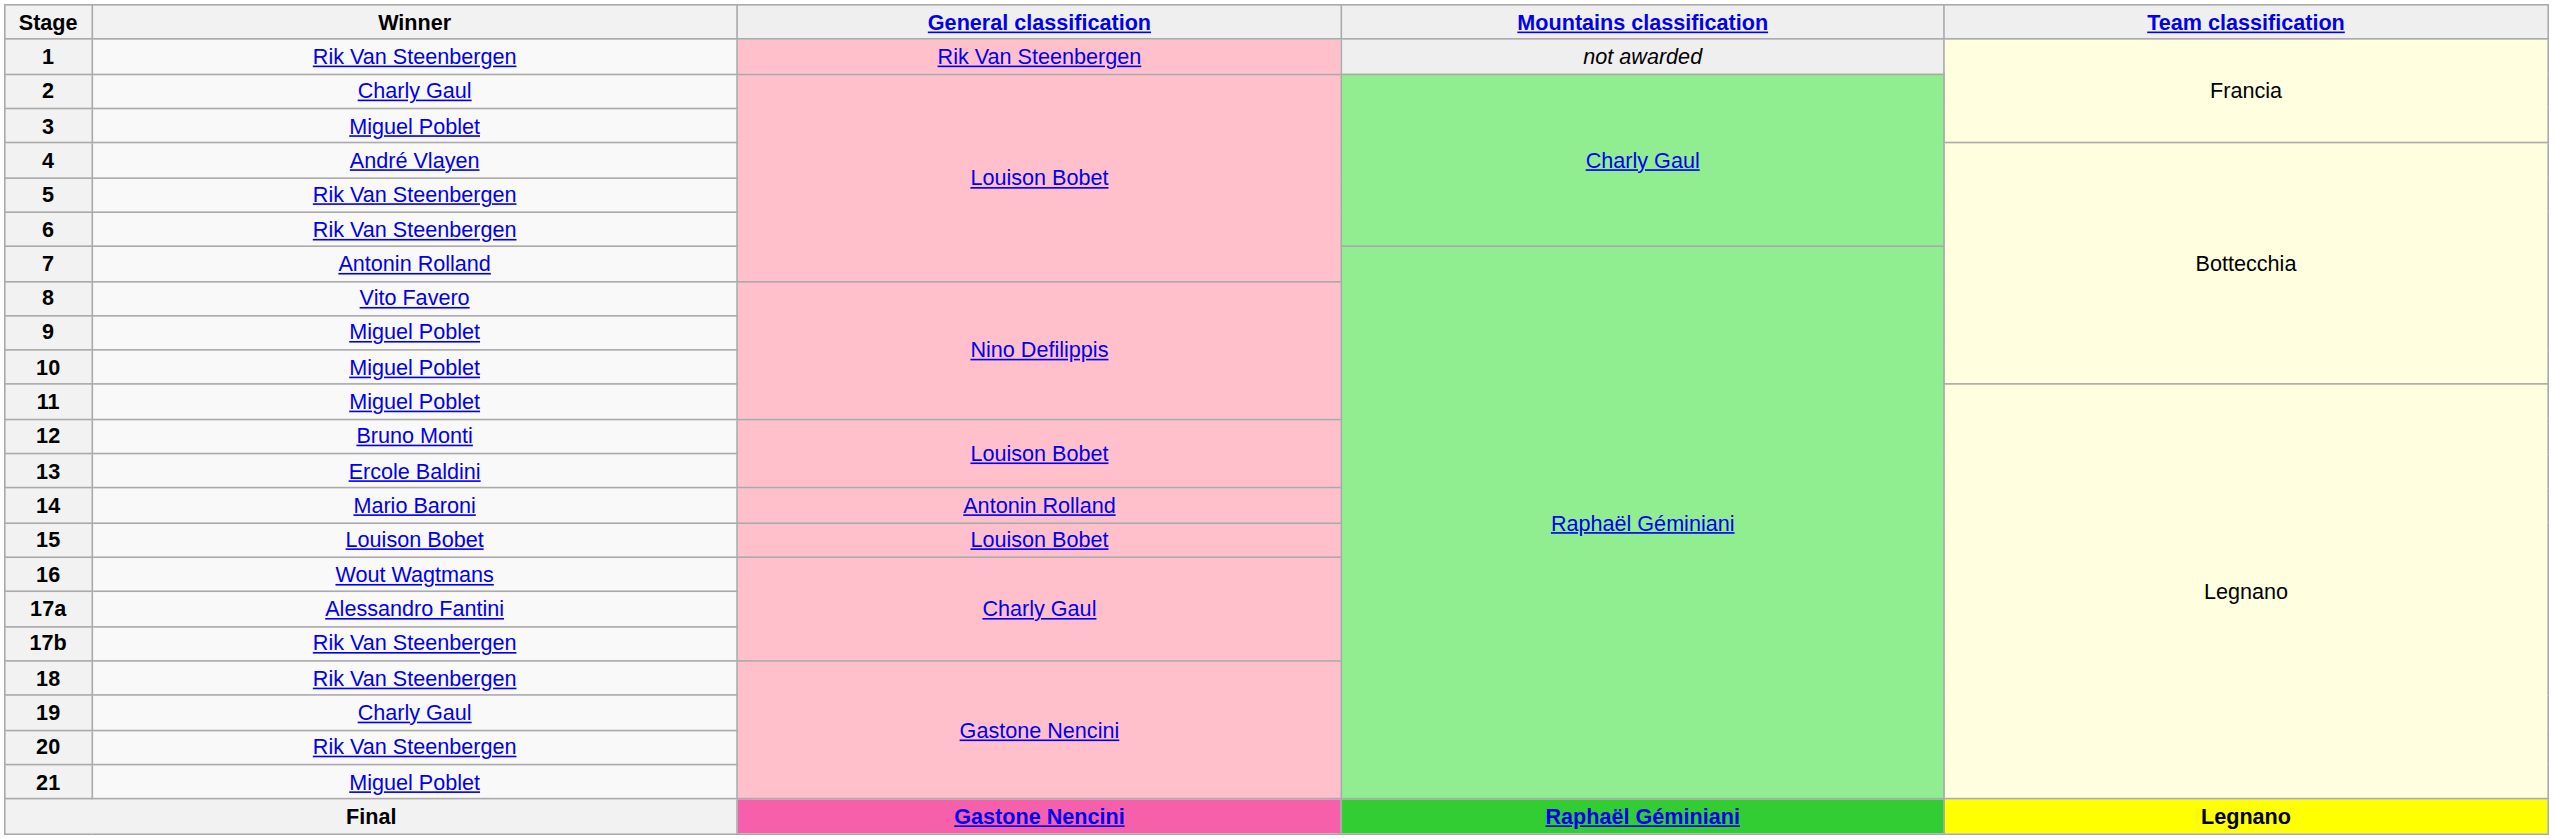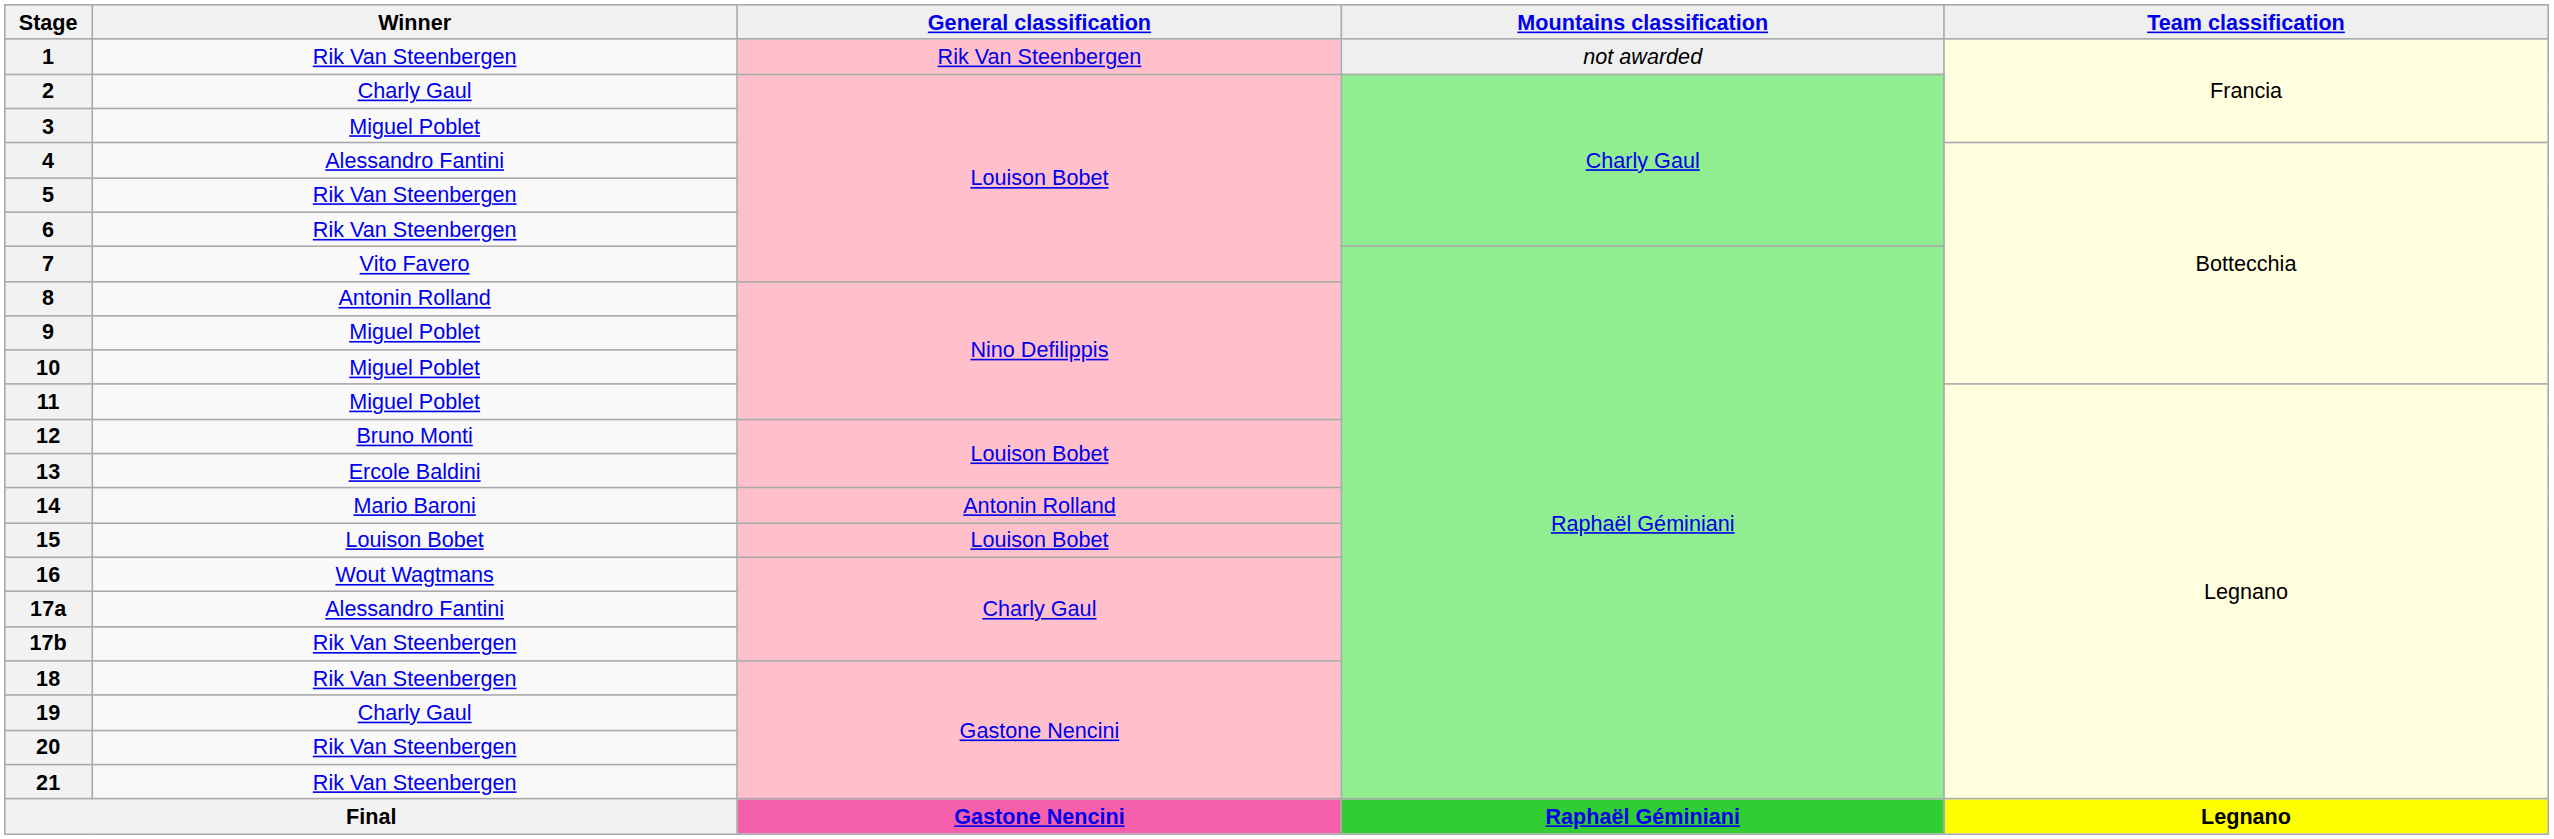(415, 161) André Vlayen -> (415, 161) Alessandro Fantini
(415, 264) Antonin Rolland -> (415, 264) Vito Favero
(415, 299) Vito Favero -> (415, 299) Antonin Rolland
(415, 782) Miguel Poblet -> (415, 782) Rik Van Steenbergen
